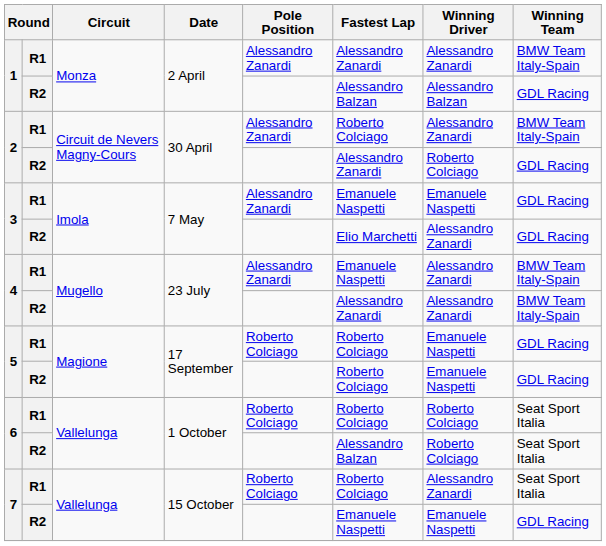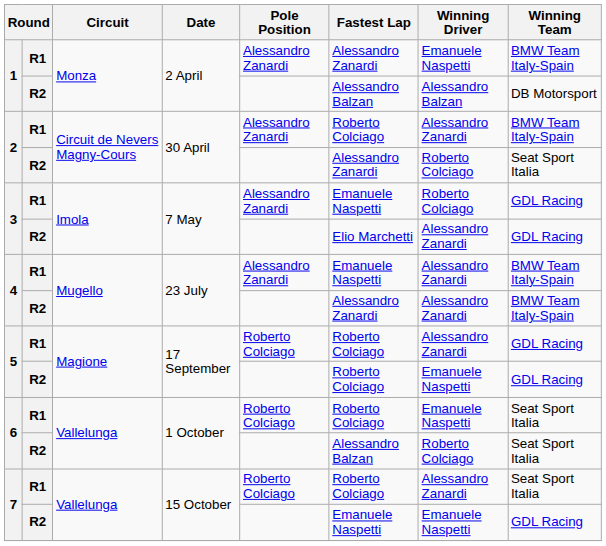(460, 58) Alessandro Zanardi -> (452, 58) Emanuele Naspetti
(553, 93) GDL Racing -> (554, 93) DB Motorsport
(553, 165) GDL Racing -> (542, 165) Seat Sport Italia
(456, 200) Emanuele Naspetti -> (448, 200) Roberto Colciago
(456, 343) Emanuele Naspetti -> (455, 343) Alessandro Zanardi
(452, 415) Roberto Colciago -> (452, 415) Emanuele Naspetti
